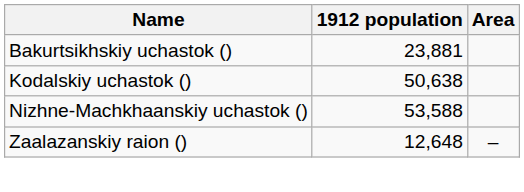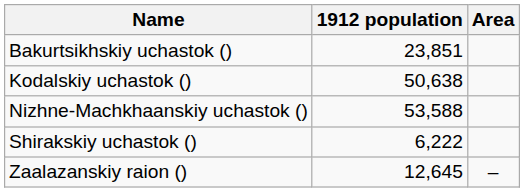(433, 50) 23,881 -> (433, 50) 23,851
+ row: (103, 141)
(433, 141) 12,648 -> (433, 171) 12,645
